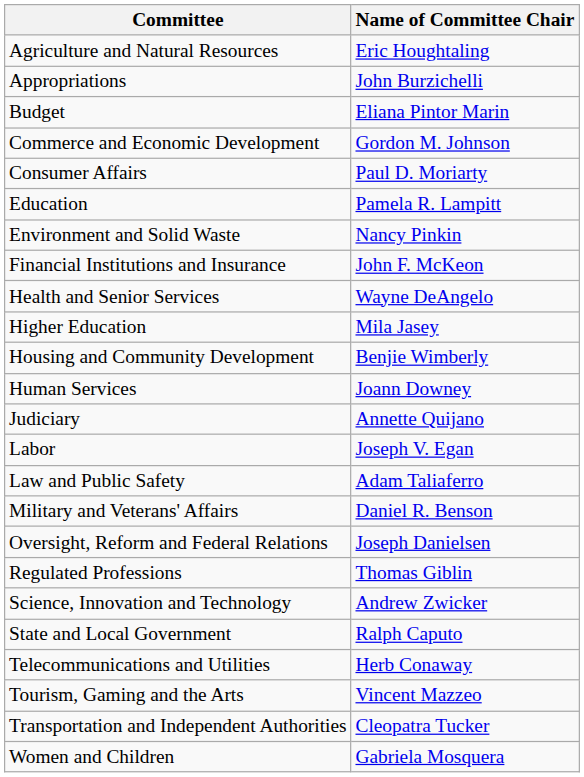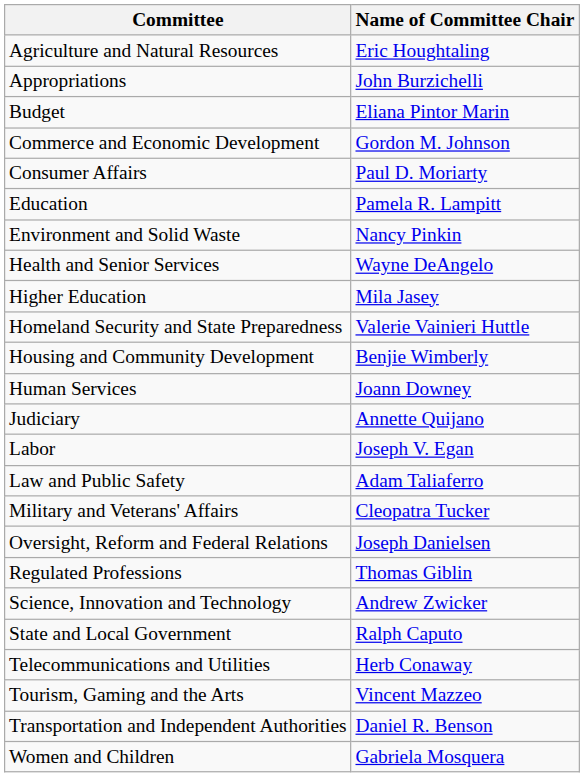- row: (148, 265)
+ row: (176, 326)
(424, 511) Daniel R. Benson -> (422, 511) Cleopatra Tucker
(422, 726) Cleopatra Tucker -> (424, 726) Daniel R. Benson
